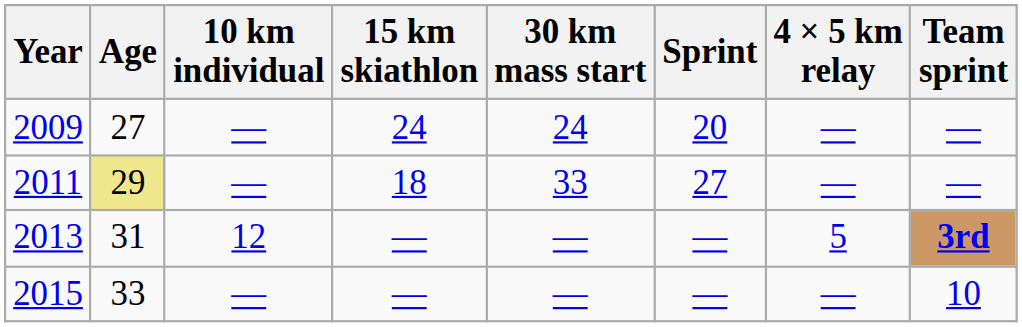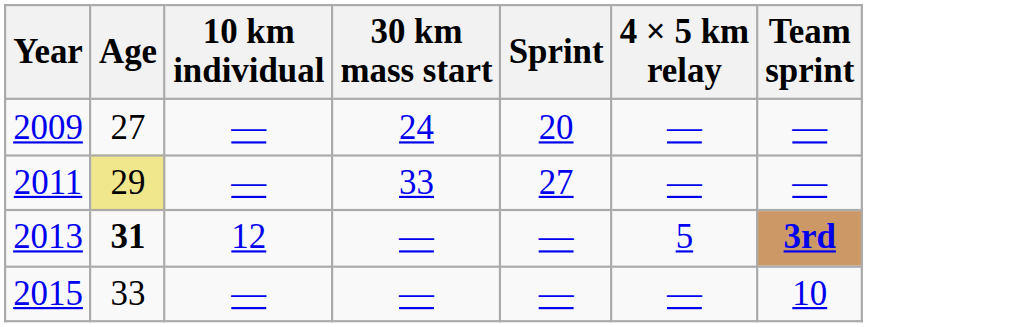- column: (409, 51)
(128, 237) normal -> (128, 237) bold
